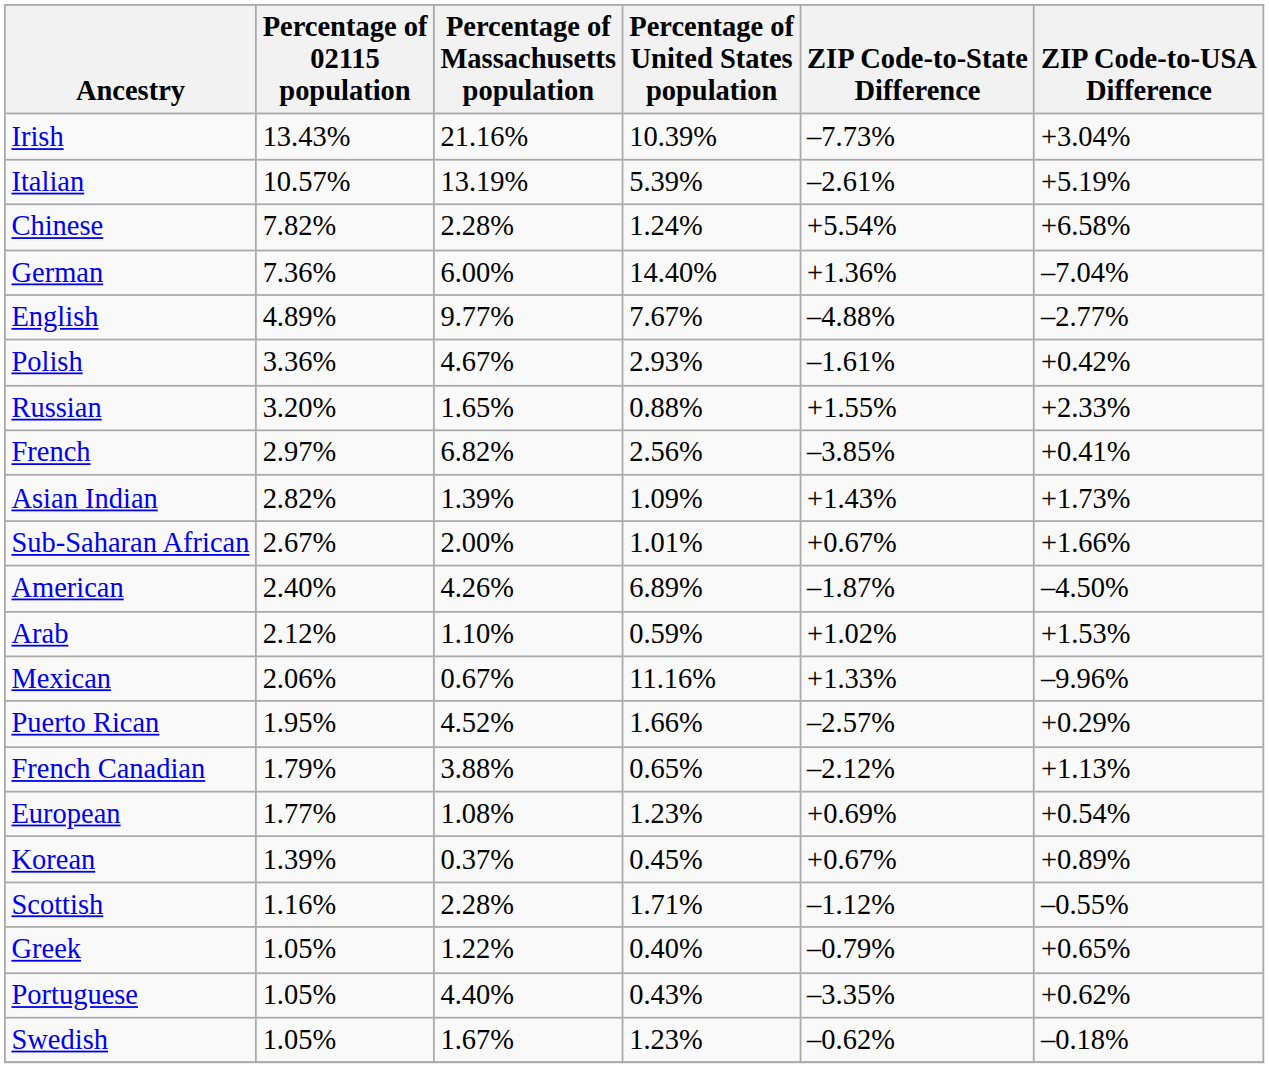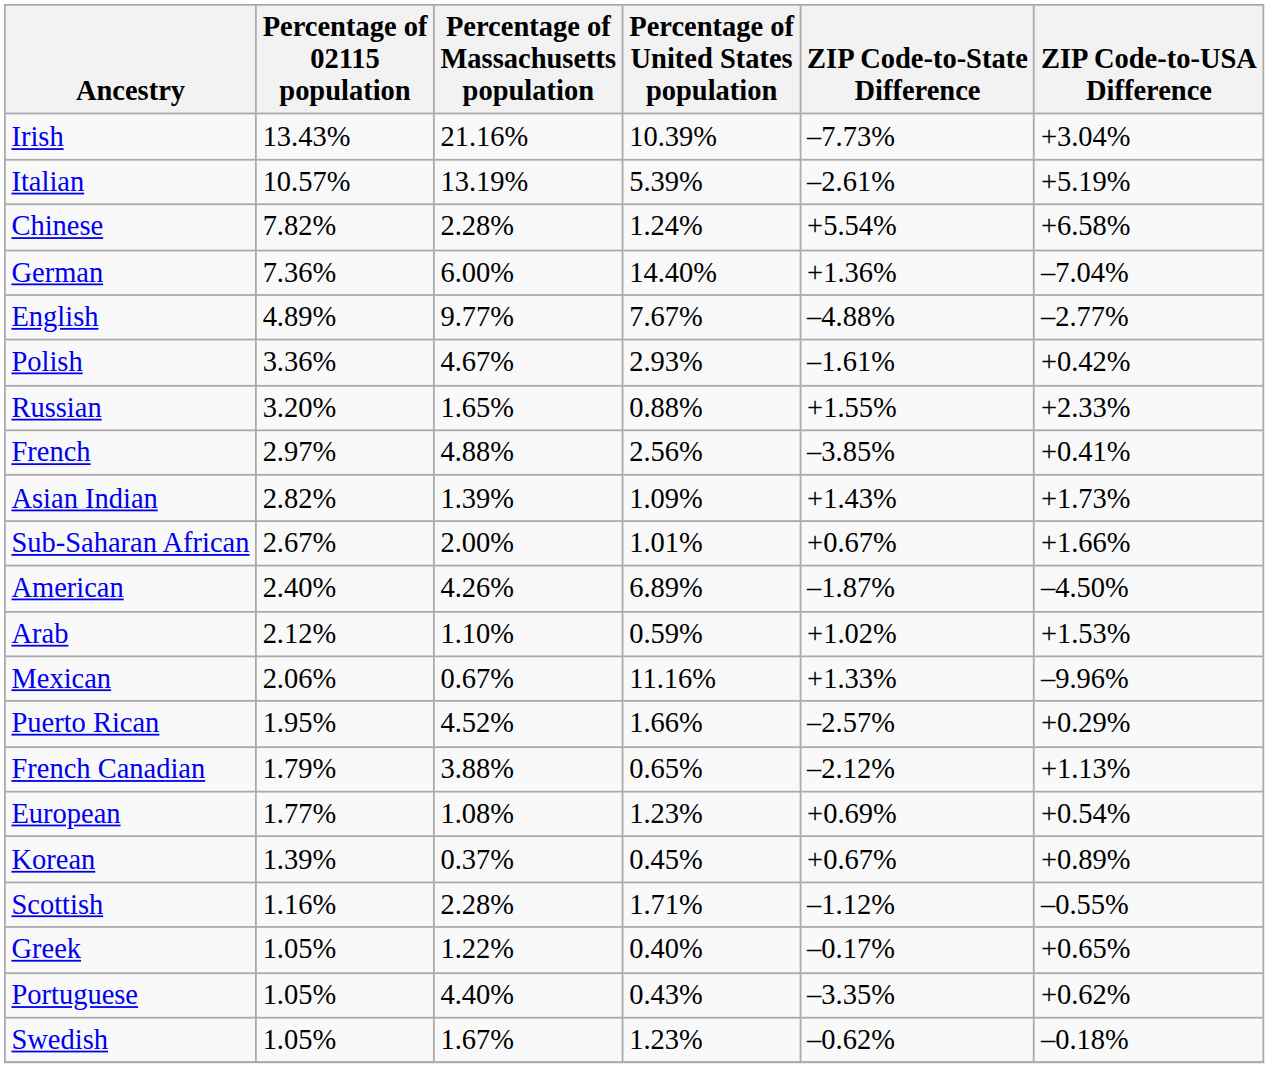(477, 452) 6.82% -> (477, 452) 4.88%
(851, 949) –0.79% -> (851, 949) –0.17%
